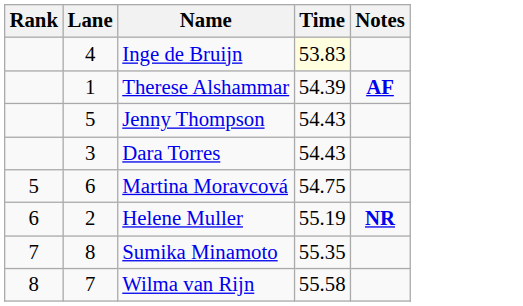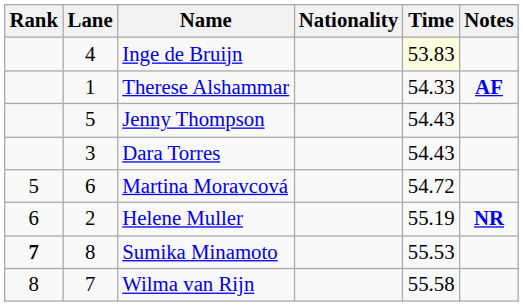+ column: (348, 20)
(322, 86) 54.39 -> (431, 86) 54.33
(322, 185) 54.75 -> (431, 185) 54.72
(34, 251) normal -> (34, 251) bold
(322, 251) 55.35 -> (431, 251) 55.53
